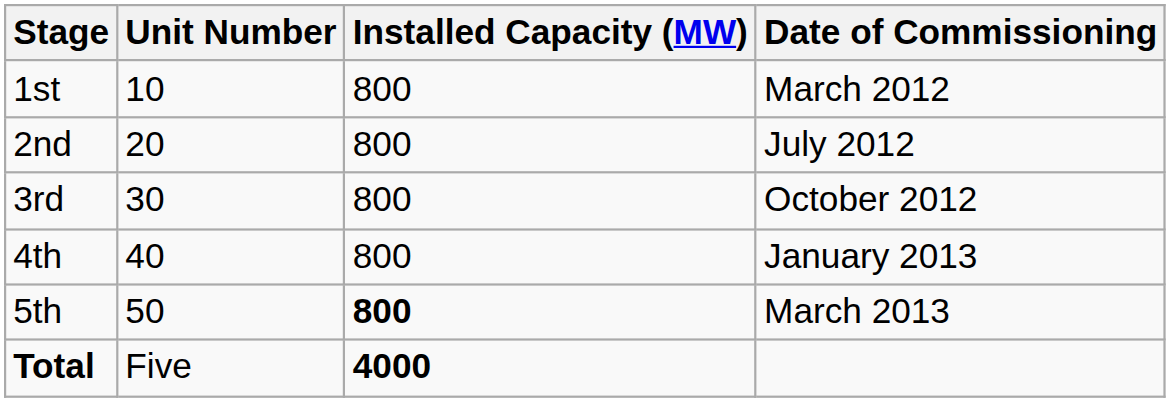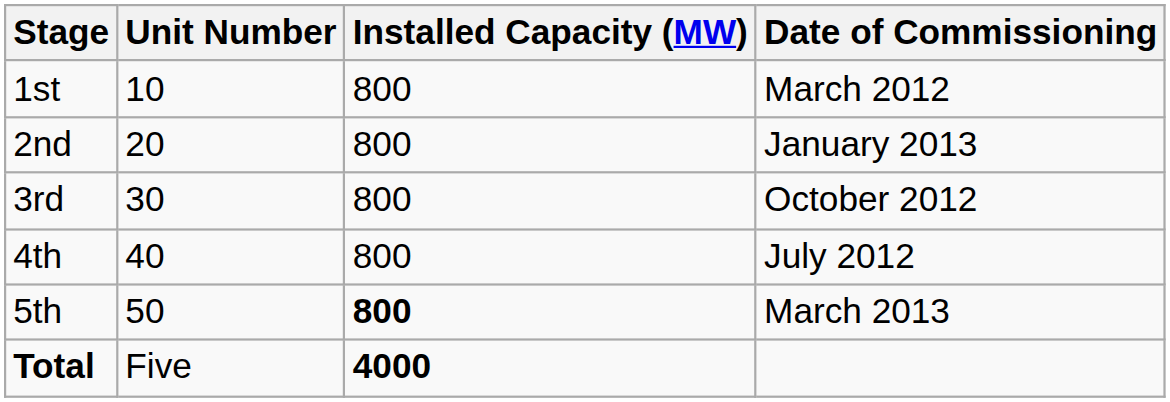(839, 144) July 2012 -> (871, 144) January 2013
(871, 255) January 2013 -> (839, 255) July 2012
